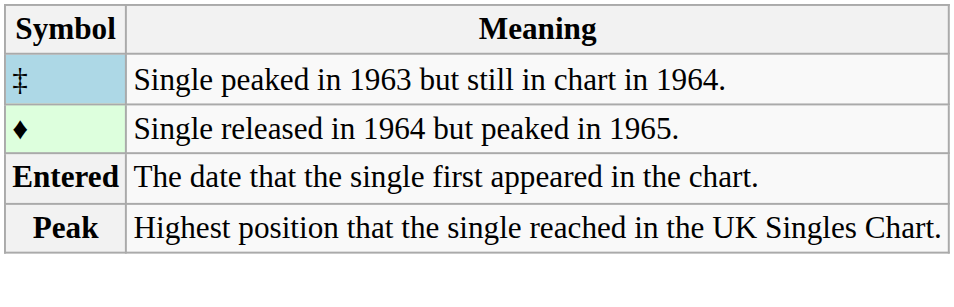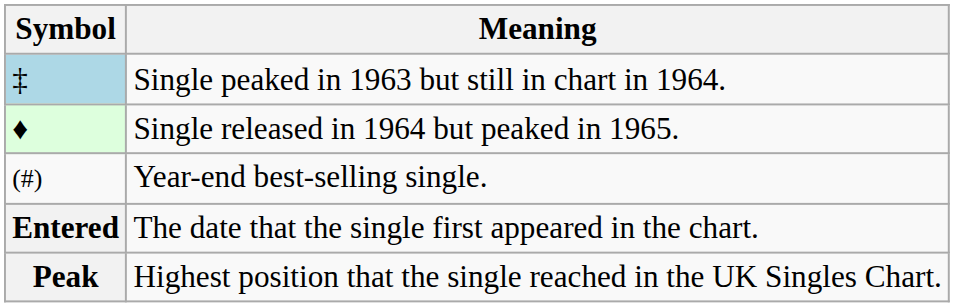+ row: (310, 177)
